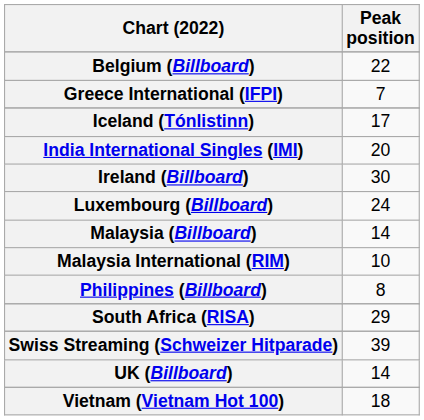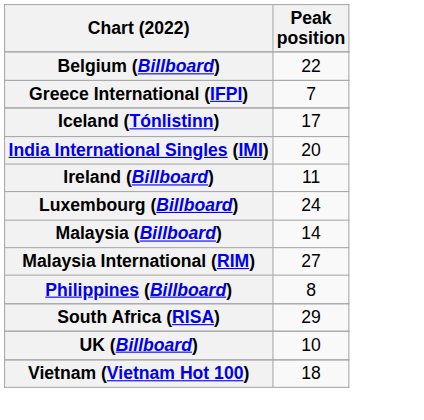(381, 177) 30 -> (311, 177) 11
(381, 261) 10 -> (311, 261) 27
- row: (173, 345)
(381, 373) 14 -> (311, 345) 10
